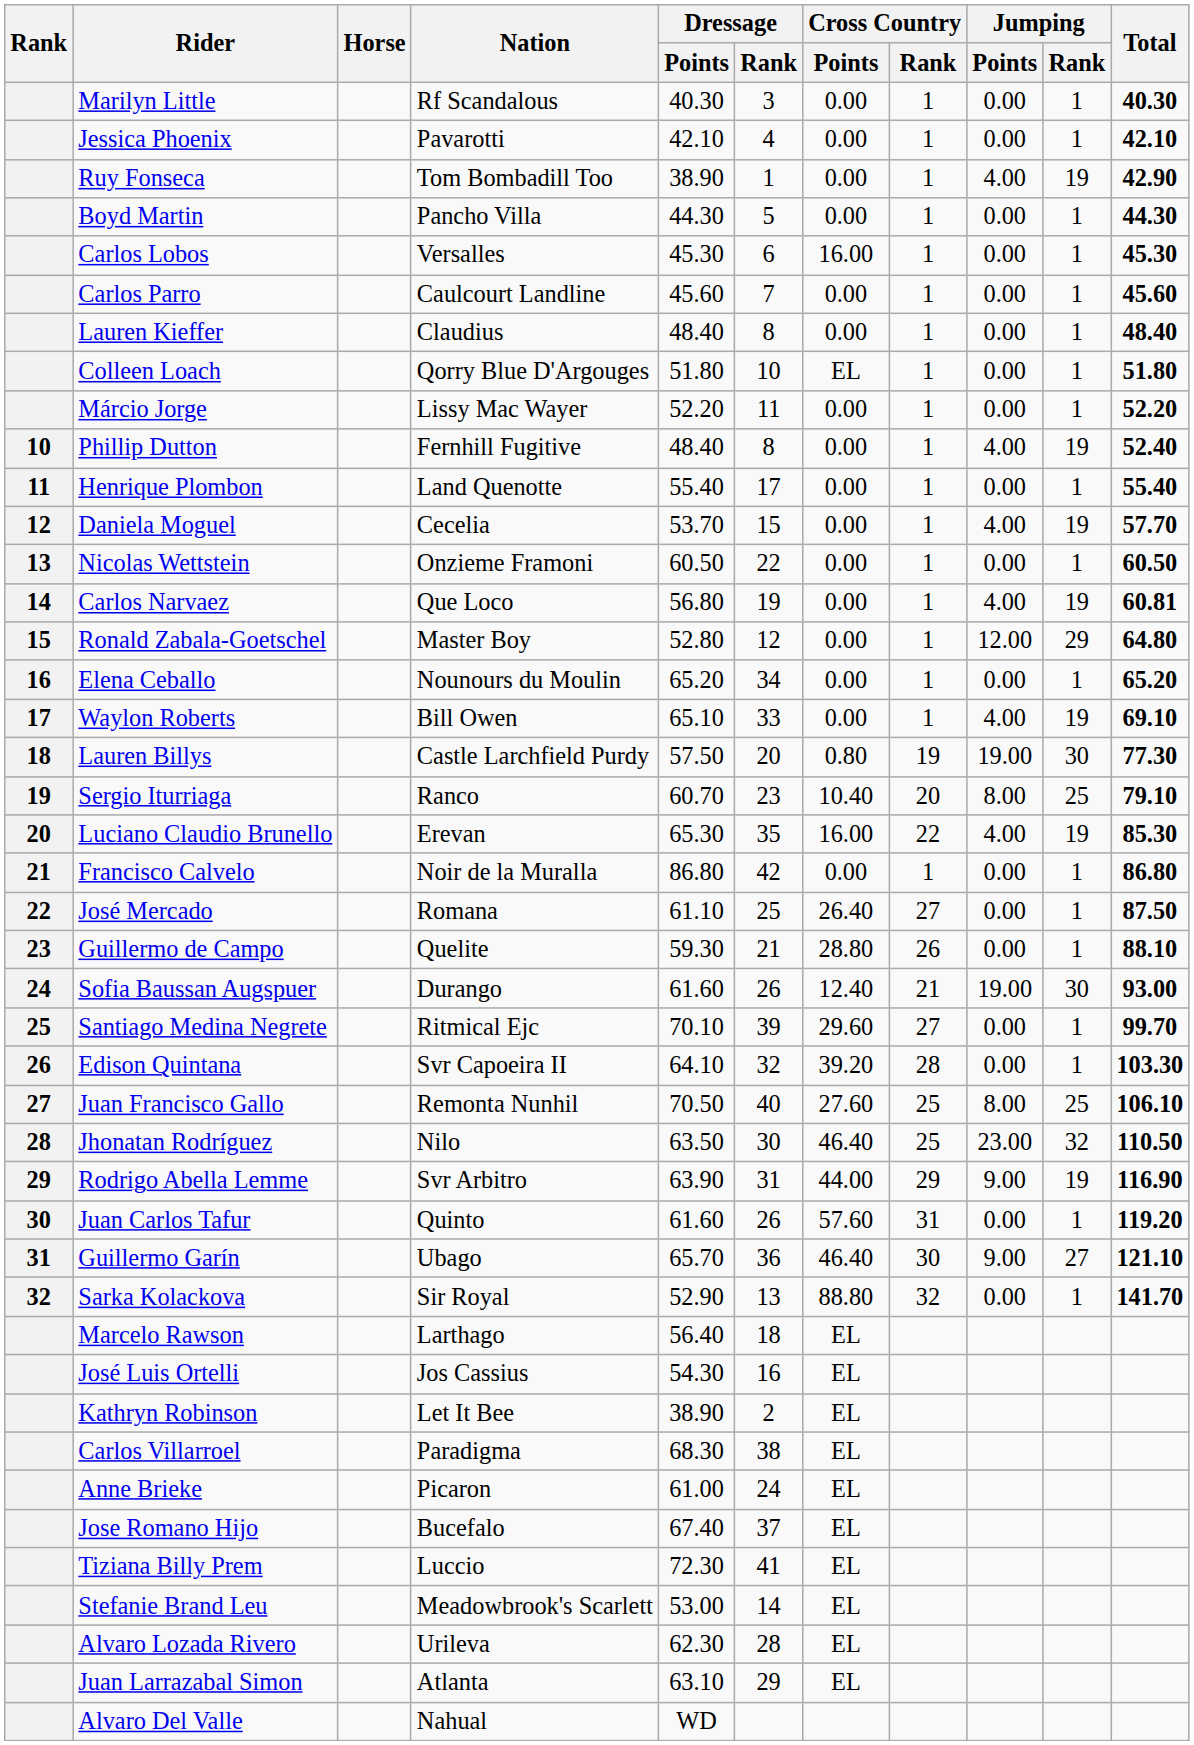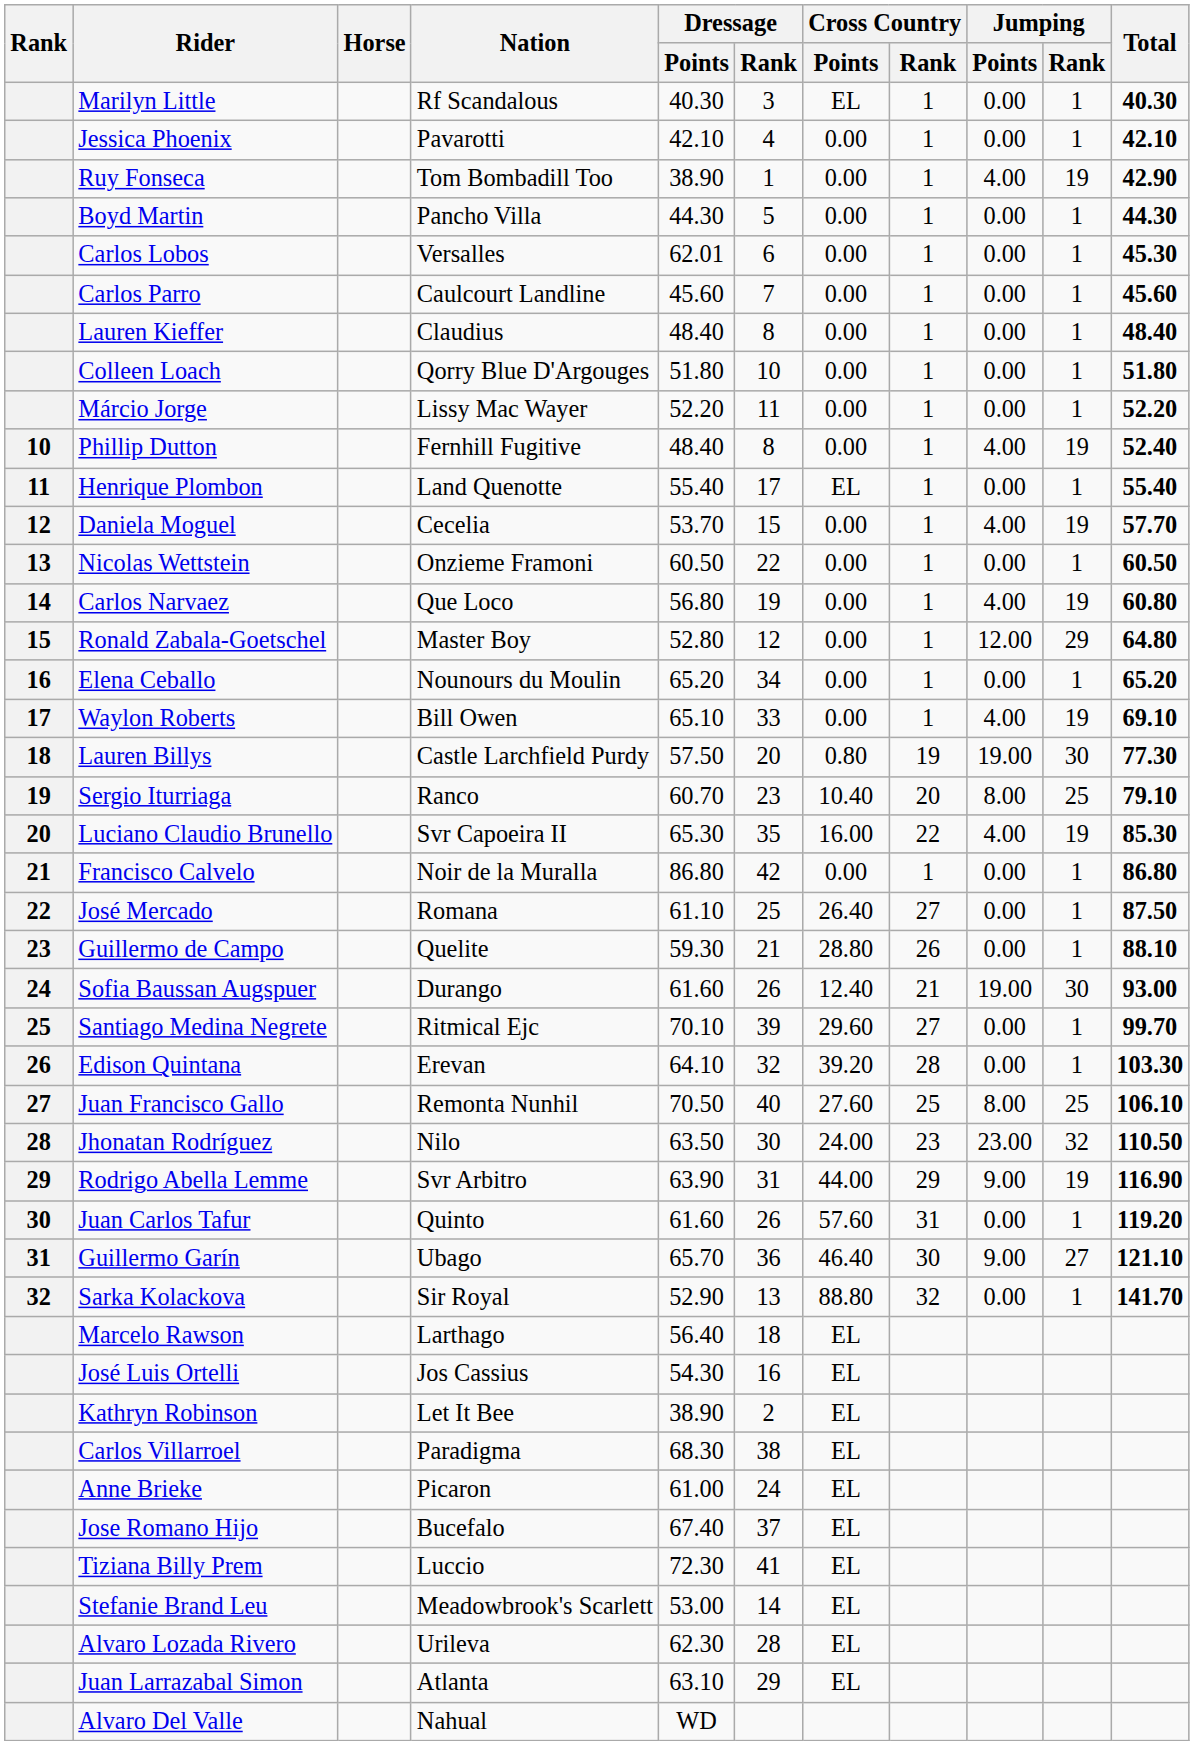(846, 100) 0.00 -> (846, 100) EL
(697, 255) 45.30 -> (697, 255) 62.01
(846, 255) 16.00 -> (846, 255) 0.00
(846, 370) EL -> (846, 370) 0.00
(846, 486) 0.00 -> (846, 486) EL
(1150, 602) 60.81 -> (1150, 602) 60.80
(451, 833) Erevan -> (492, 833) Svr Capoeira II
(492, 1065) Svr Capoeira II -> (451, 1065) Erevan
(846, 1142) 46.40 -> (846, 1142) 24.00
(928, 1142) 25 -> (928, 1142) 23
